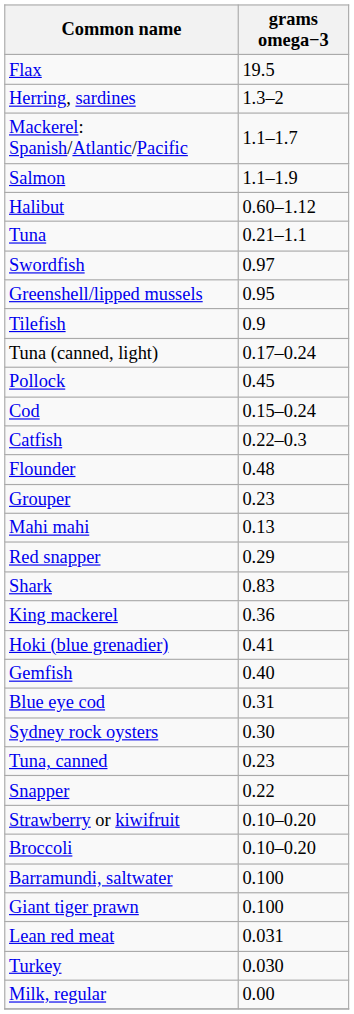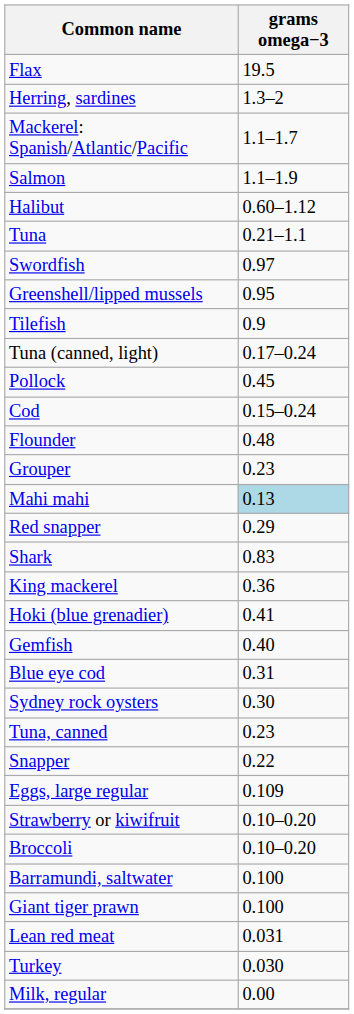- row: (36, 440)
(259, 527) no background -> (259, 498) lightblue background
+ row: (79, 790)
